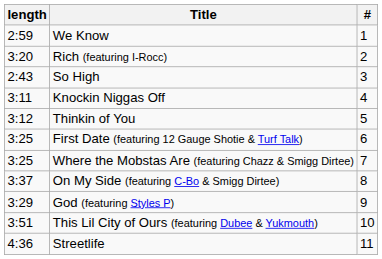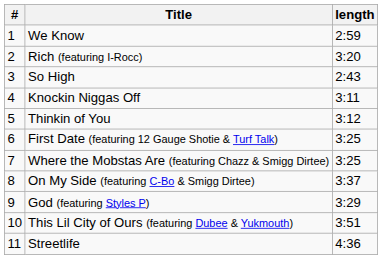columns swapped: (367, 14) <-> (27, 14)
